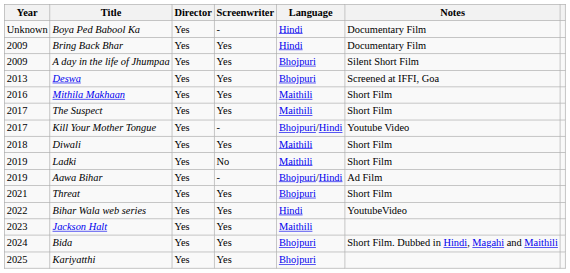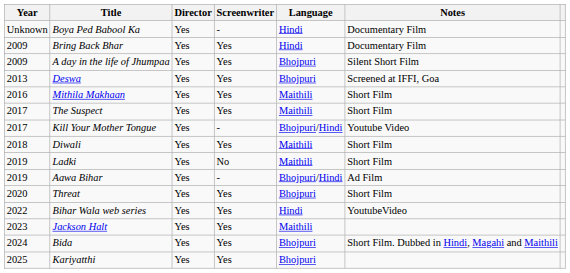(17, 194) 2021 -> (17, 194) 2020
